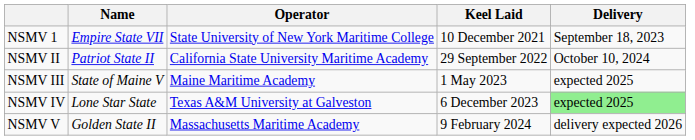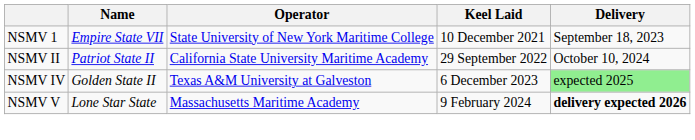- row: (36, 80)
(114, 102) Lone Star State -> (113, 80) Golden State II
(113, 124) Golden State II -> (114, 102) Lone Star State
(618, 124) normal -> (620, 102) bold
